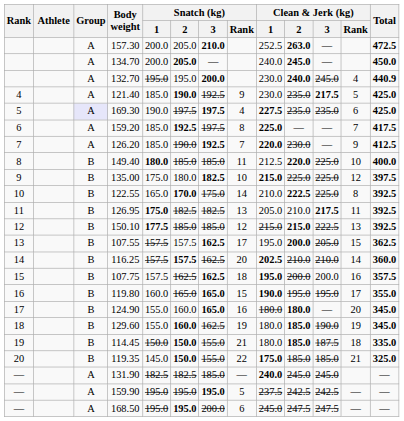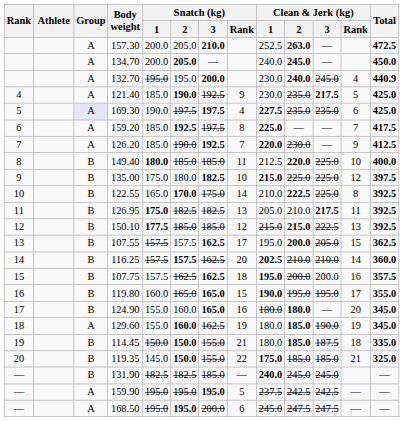(91, 326) B -> (91, 326) A
(91, 375) A -> (91, 375) B
